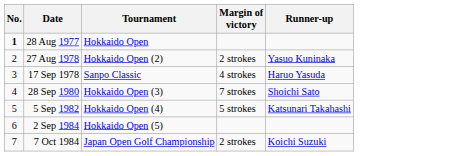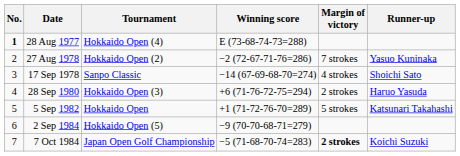+ column: (268, 19)
(116, 41) Hokkaido Open -> (123, 41) Hokkaido Open (4)
(238, 58) 2 strokes -> (339, 58) 7 strokes
(296, 75) Haruo Yasuda -> (396, 75) Shoichi Sato
(238, 92) 7 strokes -> (339, 92) 2 strokes
(294, 92) Shoichi Sato -> (398, 92) Haruo Yasuda
(123, 109) Hokkaido Open (4) -> (116, 109) Hokkaido Open
(238, 142) normal -> (340, 142) bold
